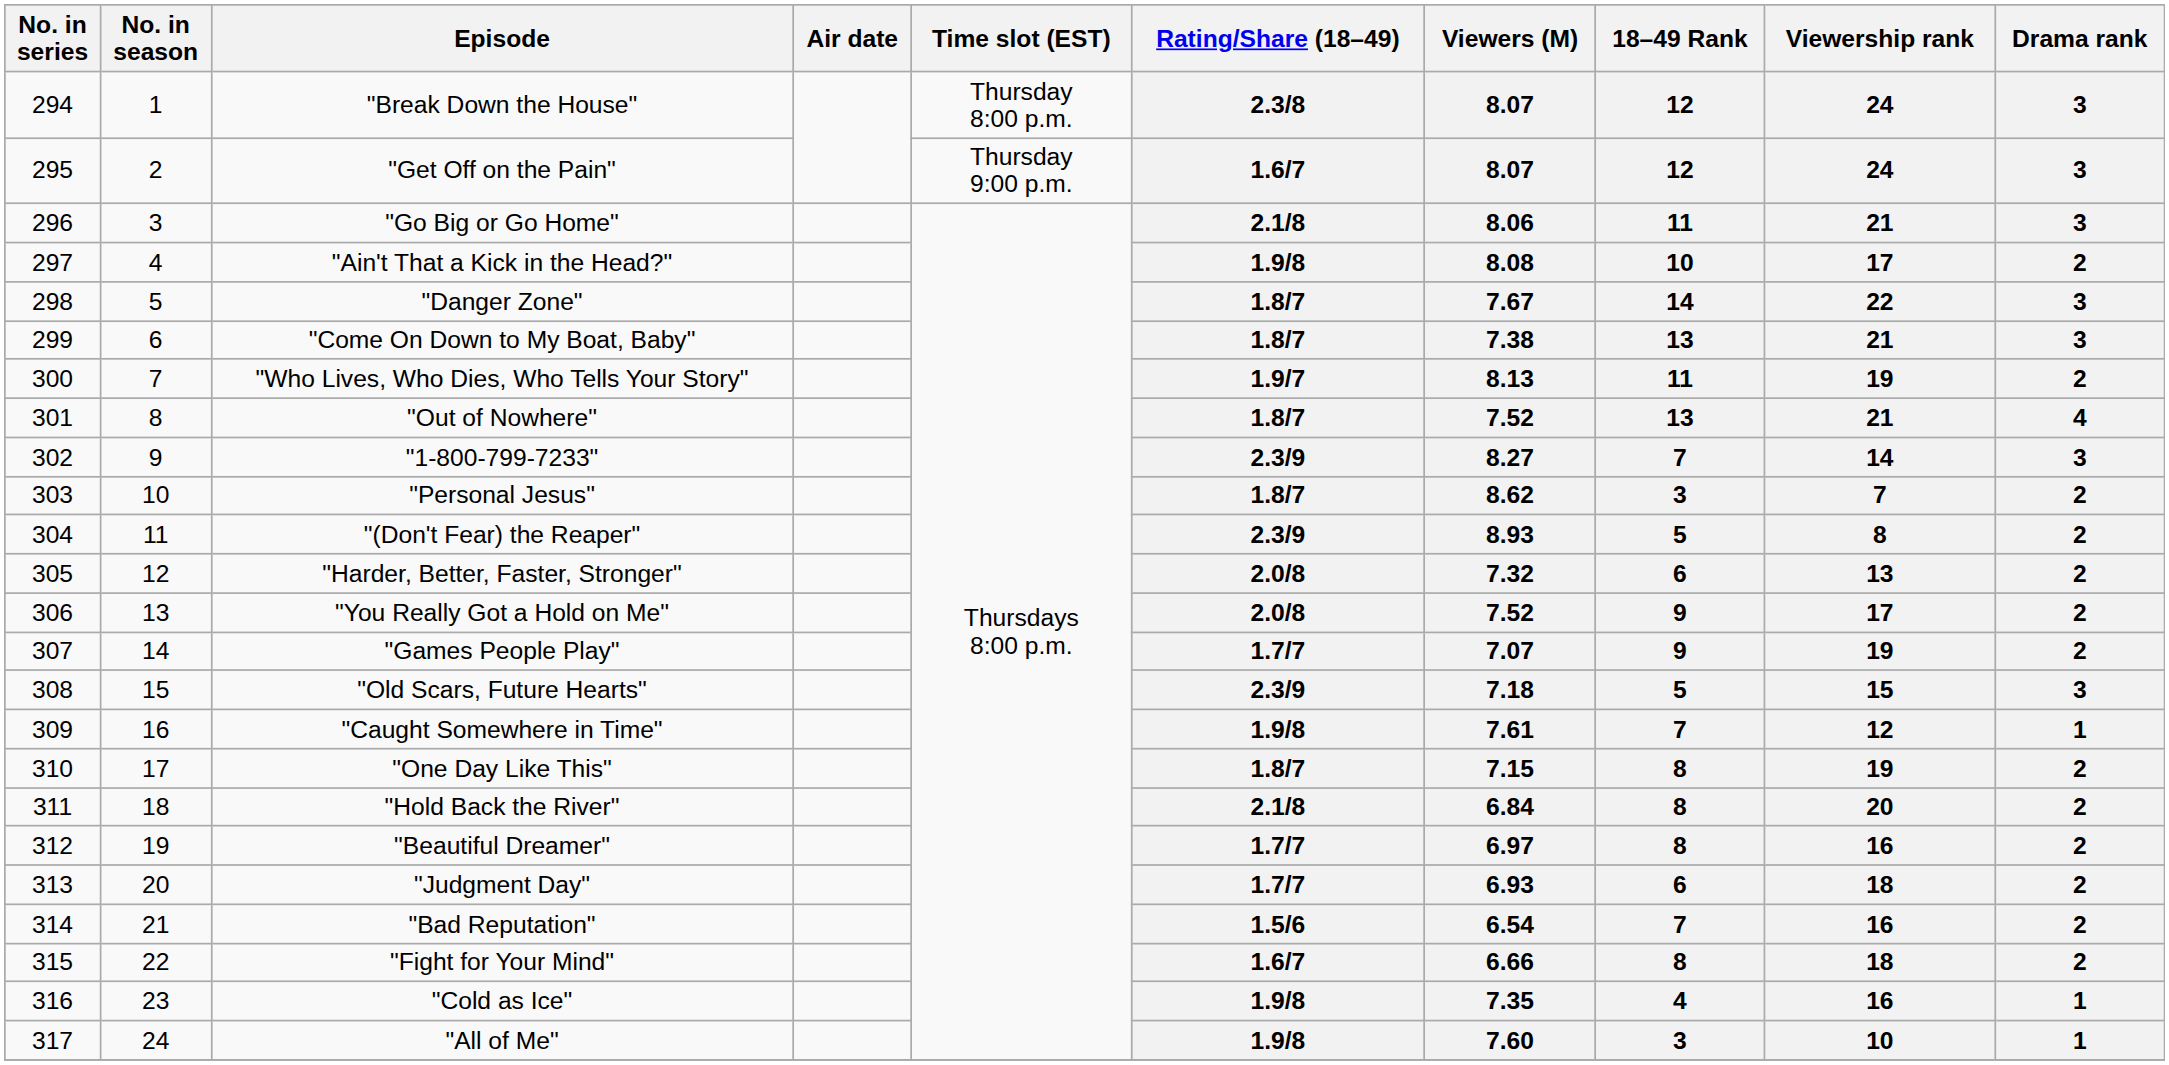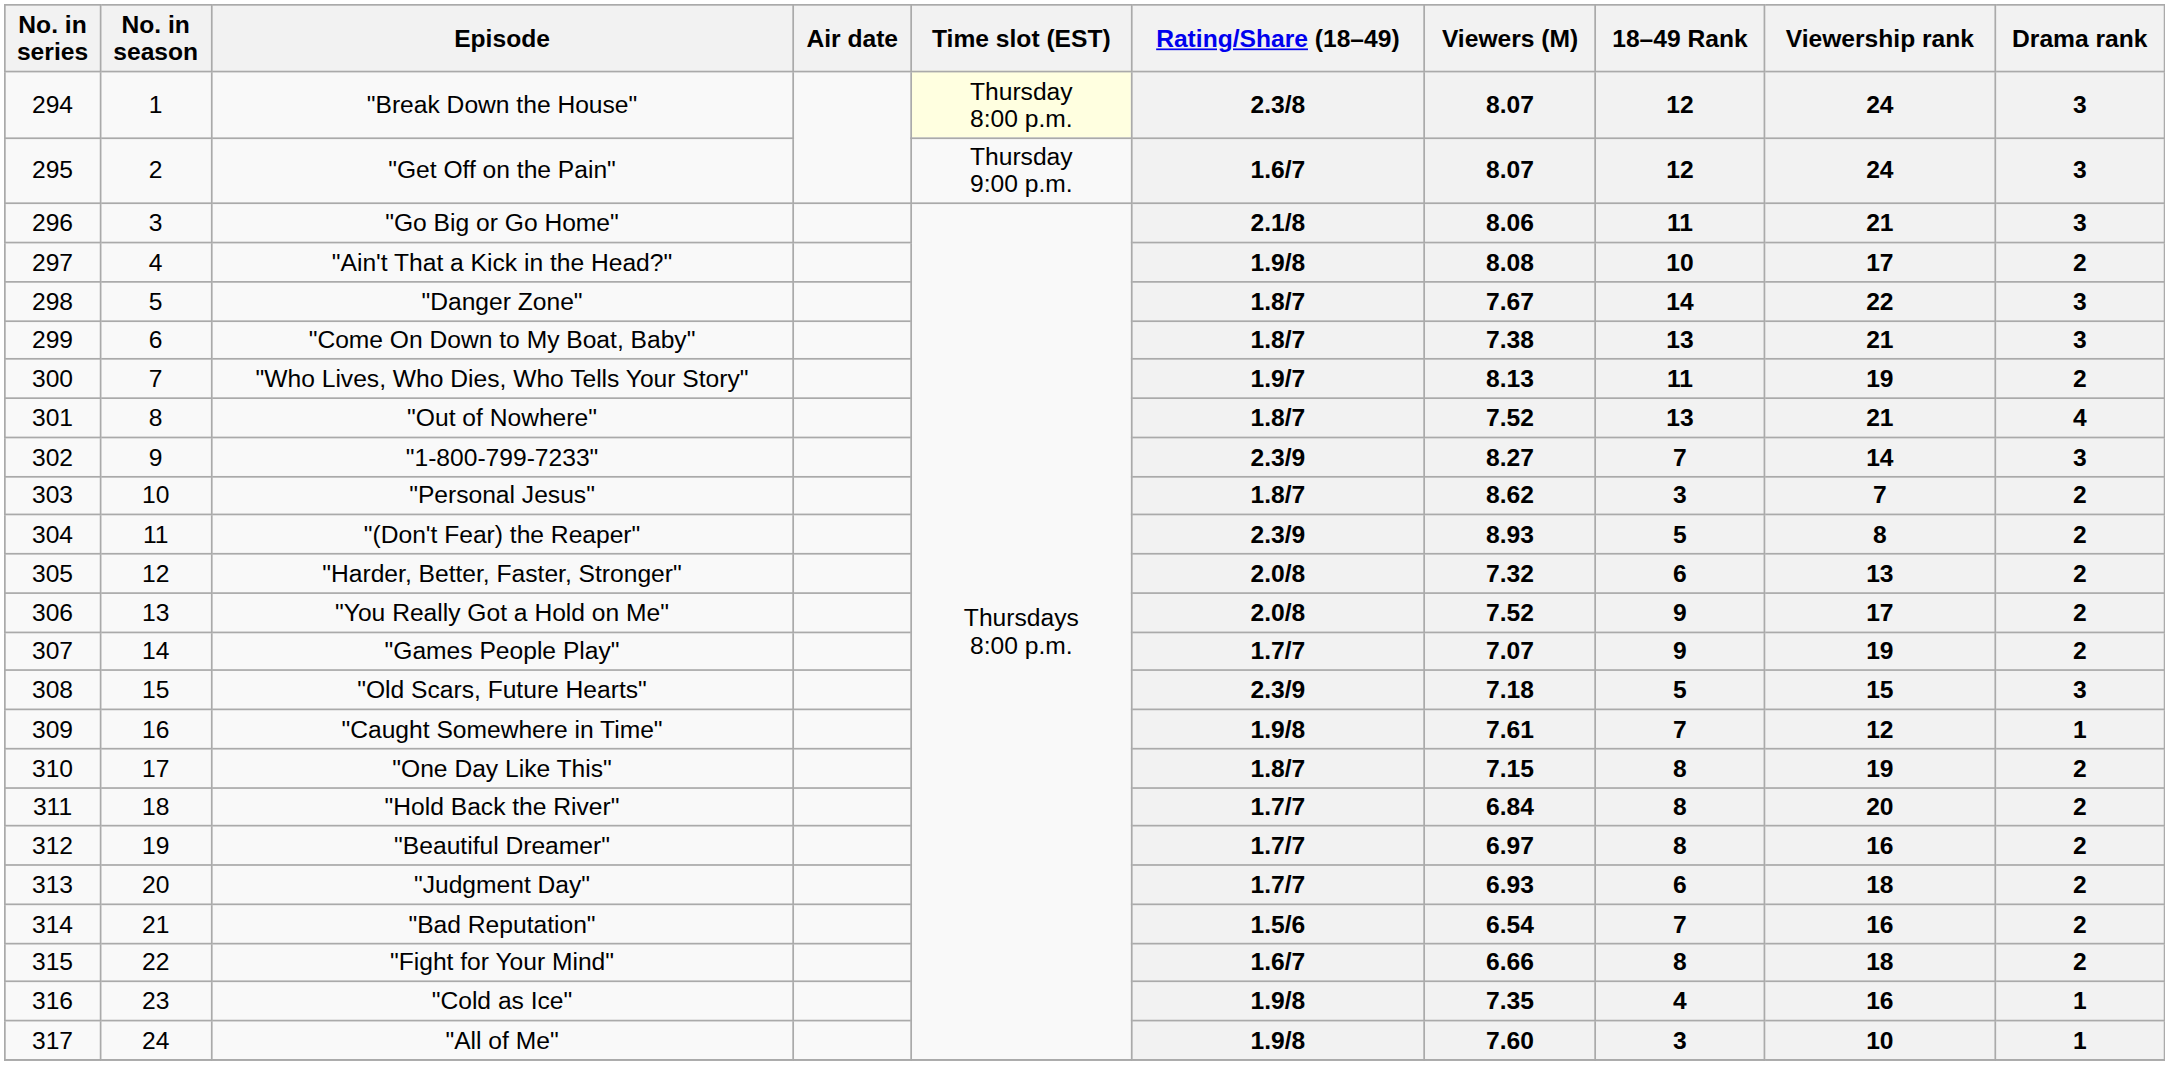(1021, 105) no background -> (1021, 105) lightyellow background
(1278, 807) 2.1/8 -> (1278, 807) 1.7/7
